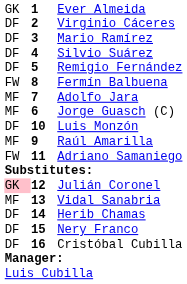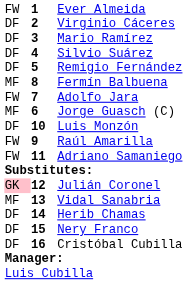(12, 9) GK -> (12, 9) FW
(12, 83) FW -> (12, 83) MF
(12, 98) MF -> (12, 98) FW
(12, 142) MF -> (12, 142) FW
